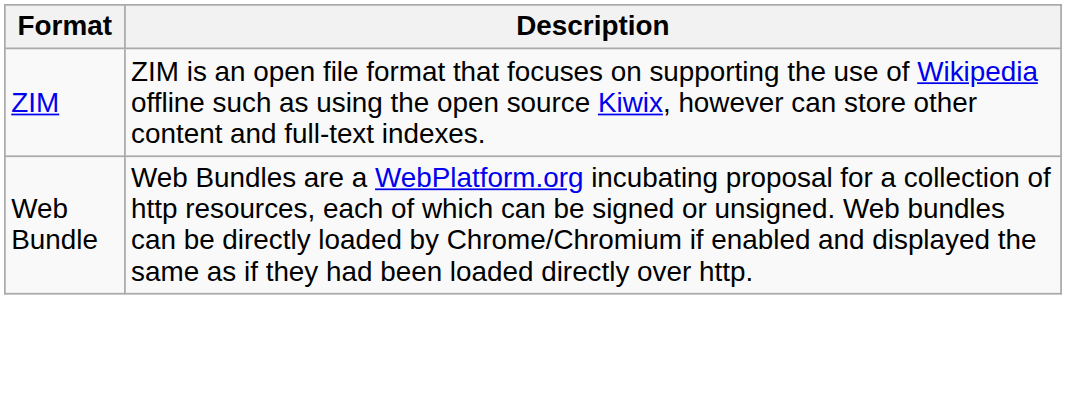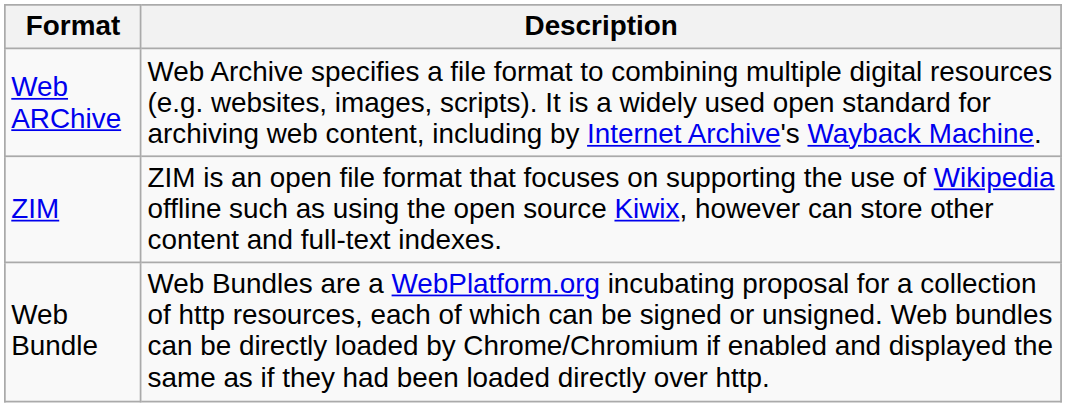+ row: (66, 102)
